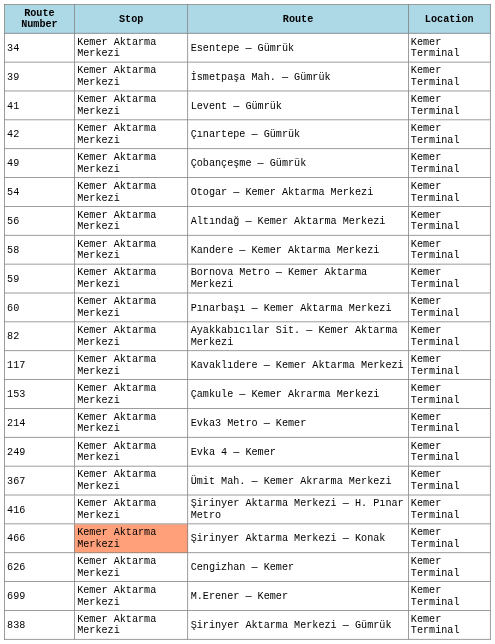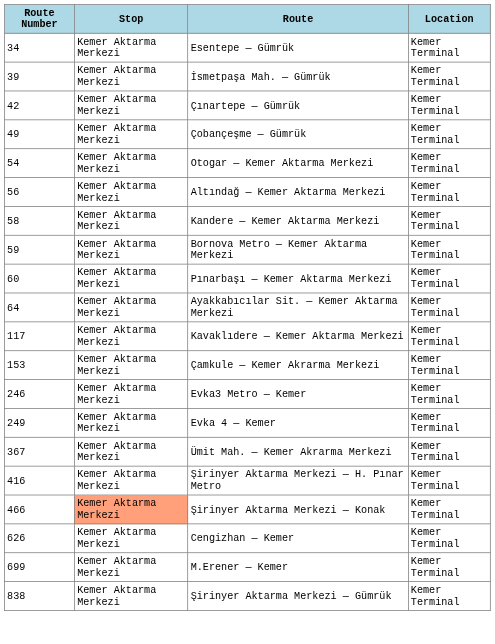- row: (236, 105)
(13, 336) 82 -> (13, 307) 64
(16, 423) 214 -> (16, 394) 246
